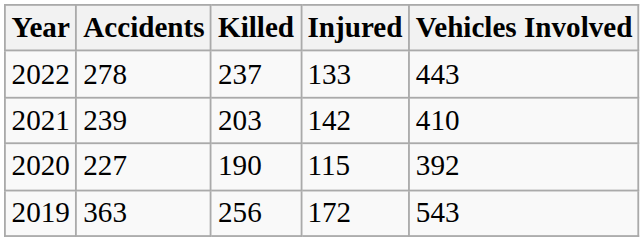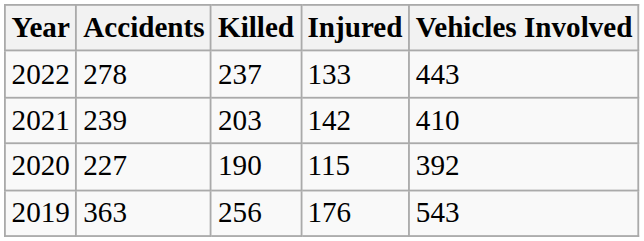(329, 212) 172 -> (329, 212) 176
